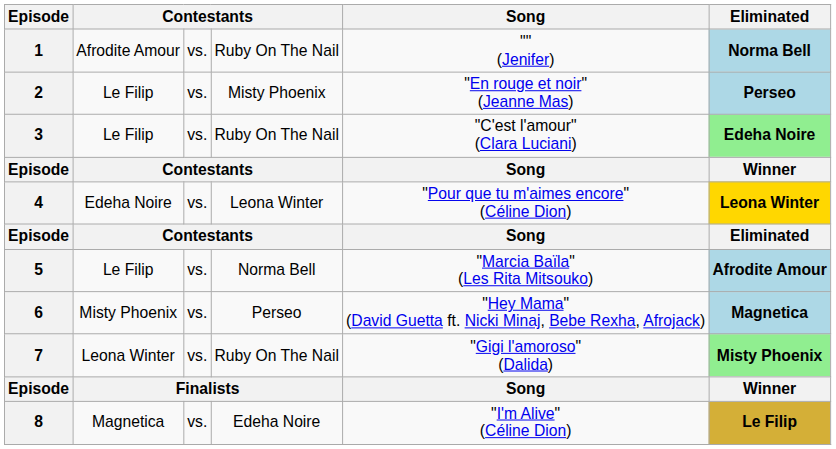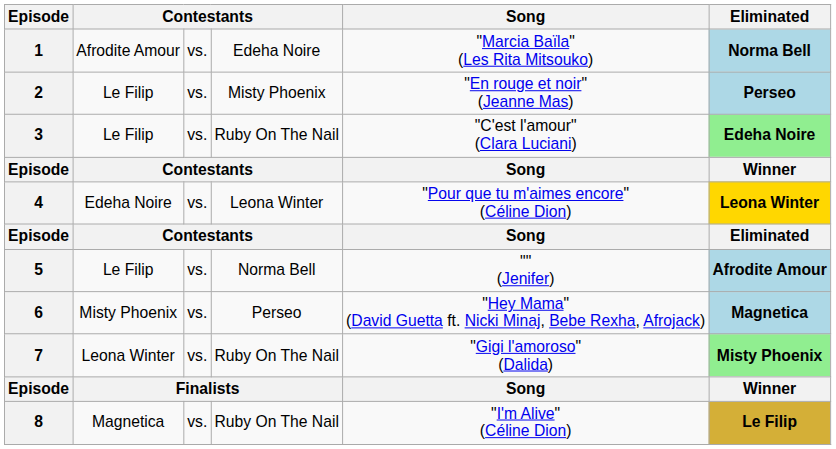(277, 50) Ruby On The Nail -> (277, 50) Edeha Noire
(526, 50) "" (Jenifer) -> (526, 50) "Marcia Baïla" (Les Rita Mitsouko)
(526, 270) "Marcia Baïla" (Les Rita Mitsouko) -> (526, 270) "" (Jenifer)
(277, 422) Edeha Noire -> (277, 422) Ruby On The Nail
